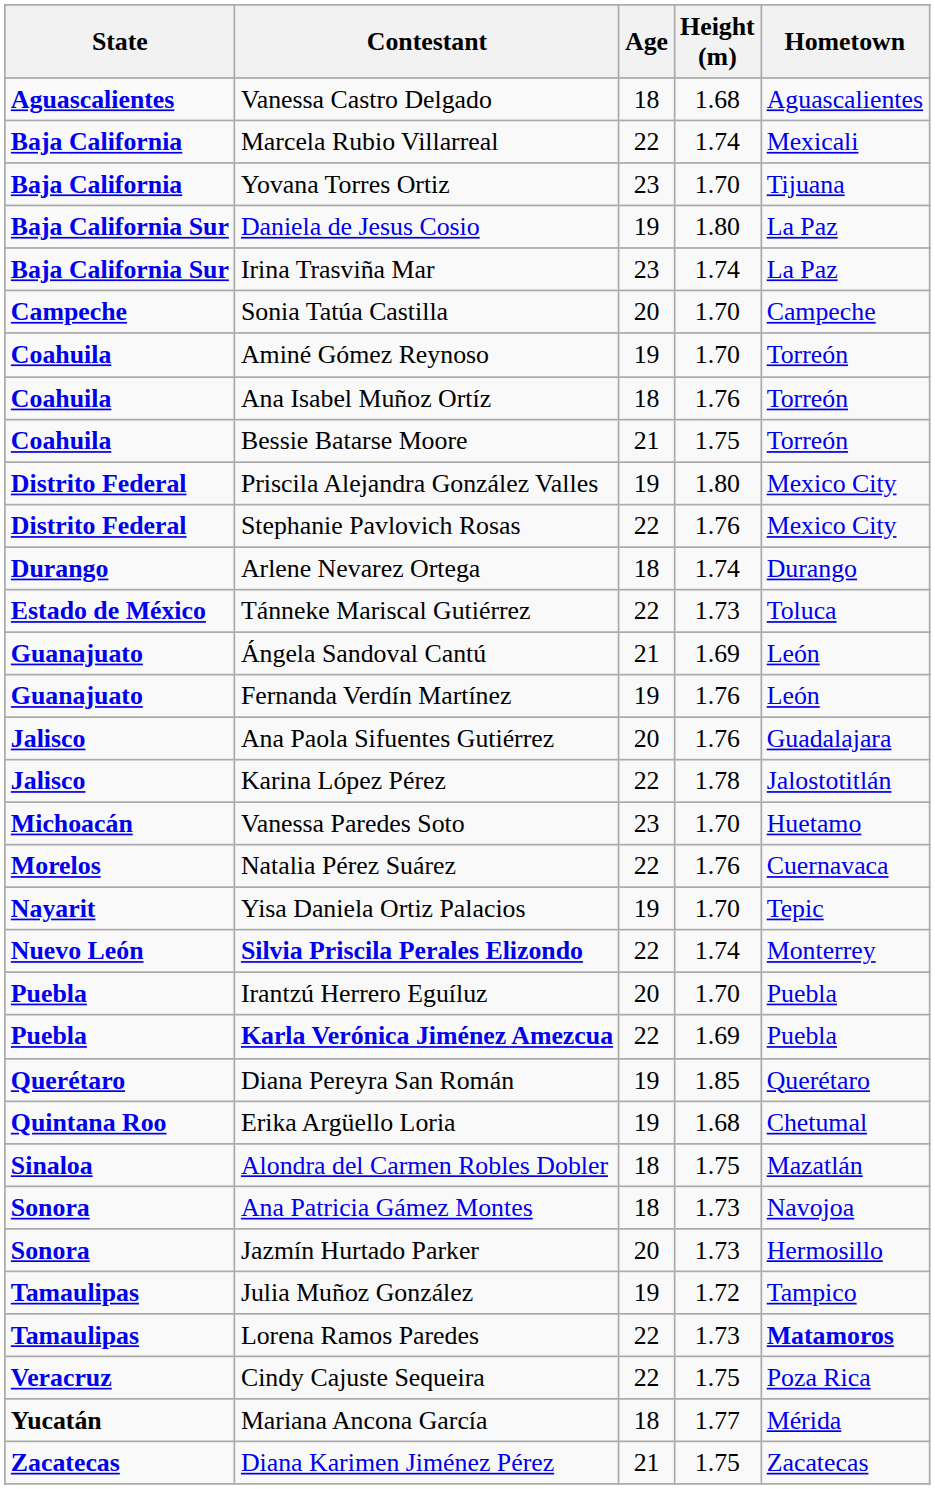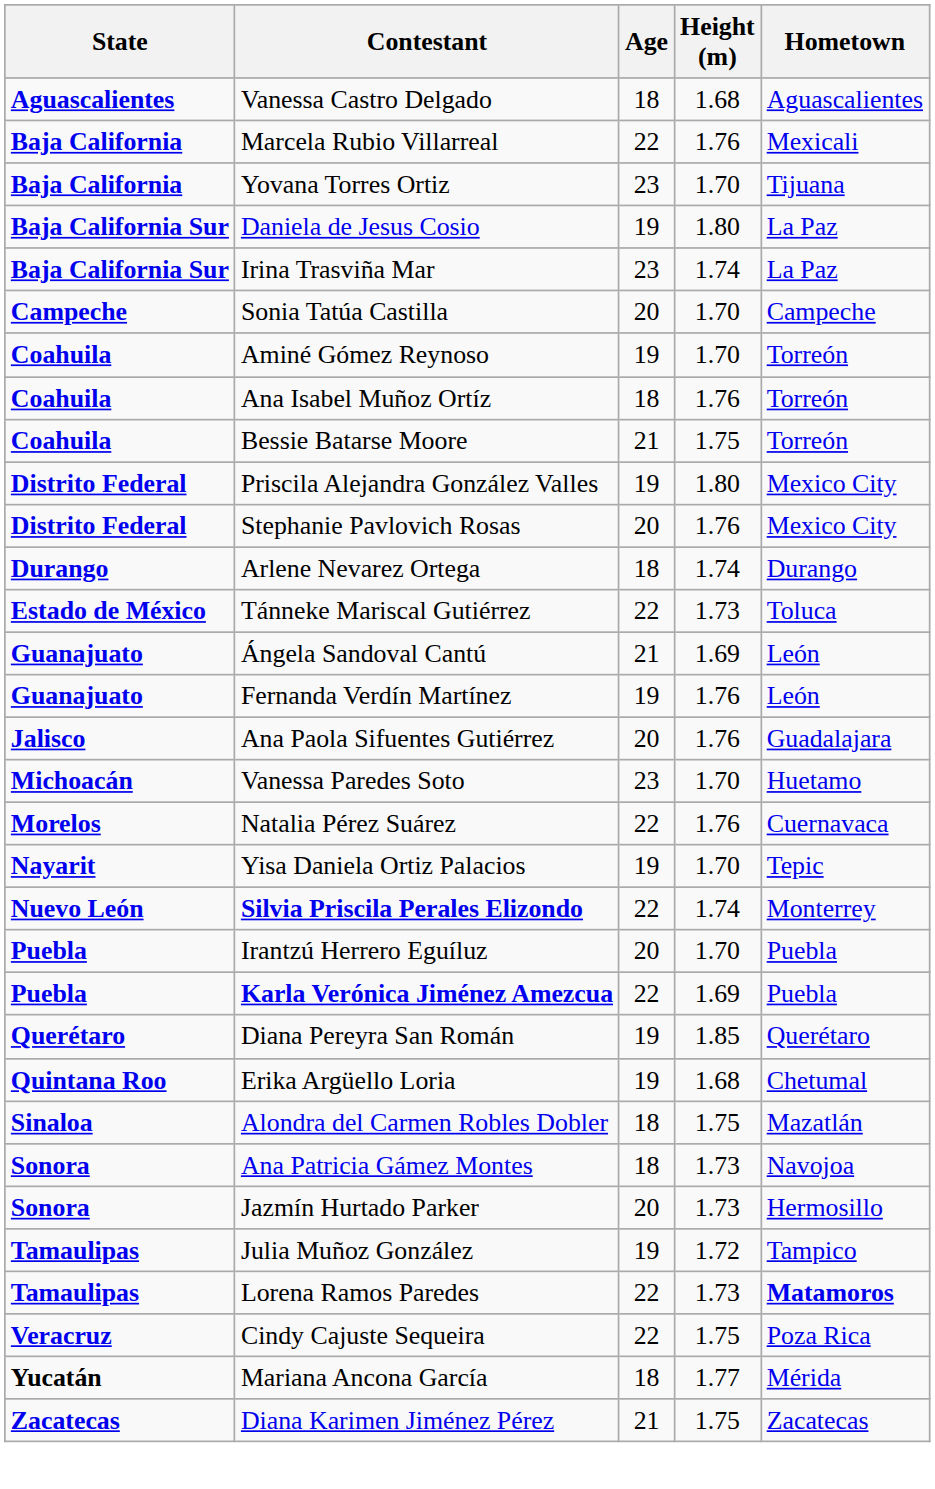(717, 141) 1.74 -> (717, 141) 1.76
(647, 525) 22 -> (647, 525) 20
- row: (343, 780)
